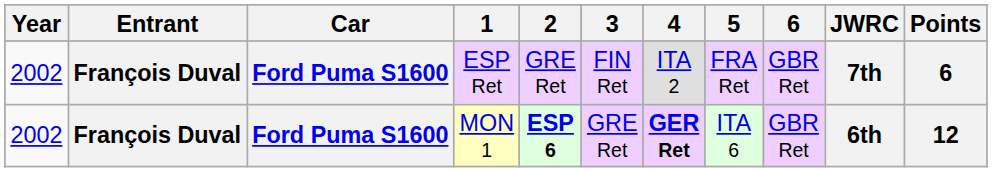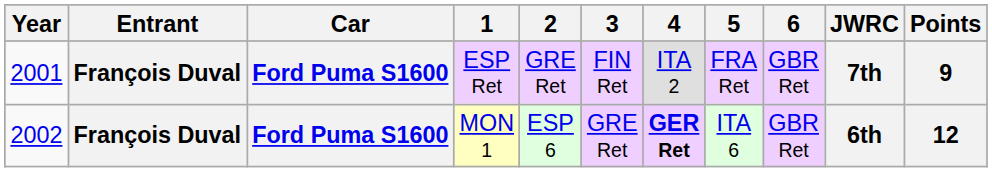(36, 73) 2002 -> (36, 73) 2001
(946, 73) 6 -> (946, 73) 9
(550, 135) bold -> (550, 134) normal
